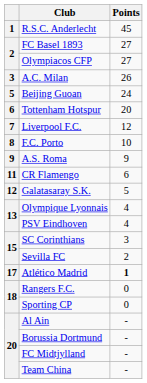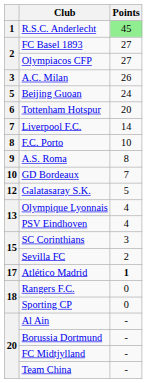(126, 29) no background -> (126, 29) lightgreen background
(126, 126) 12 -> (126, 126) 14
(126, 159) 9 -> (126, 159) 8
+ row: (50, 175)
- row: (50, 175)
